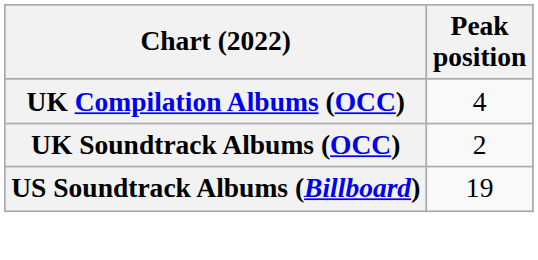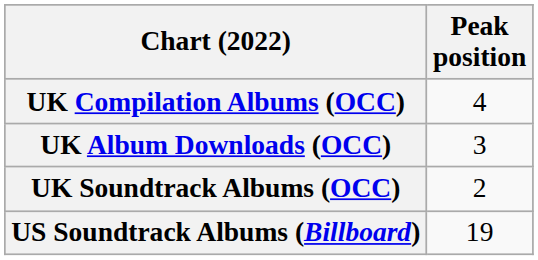+ row: (216, 144)
